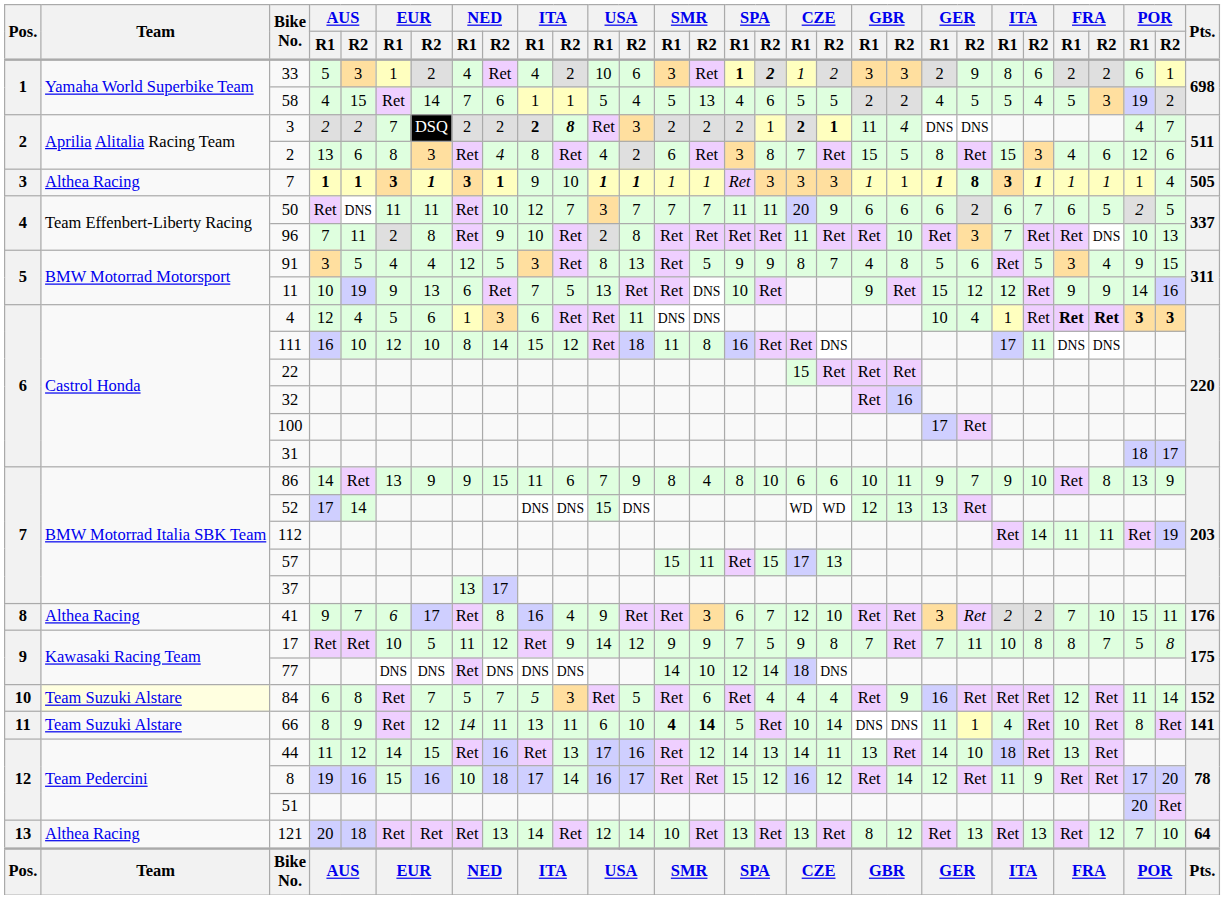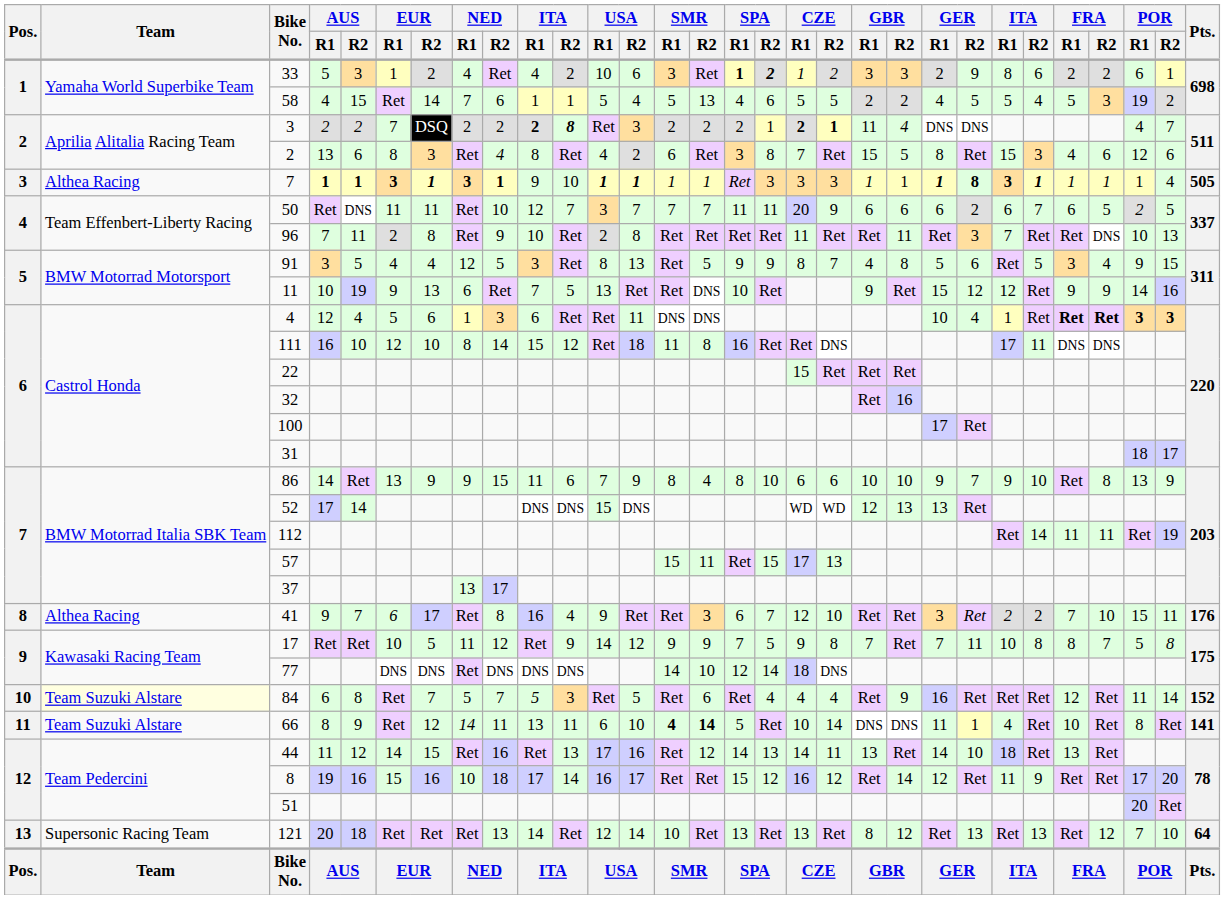(904, 236) 10 -> (904, 236) 11
(904, 480) 11 -> (904, 480) 10
(92, 833) Althea Racing -> (127, 833) Supersonic Racing Team
